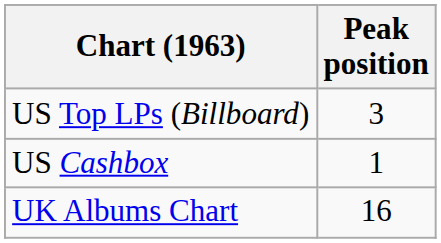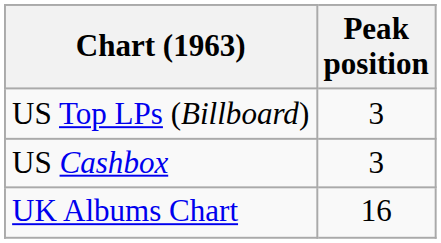(376, 162) 1 -> (376, 162) 3
